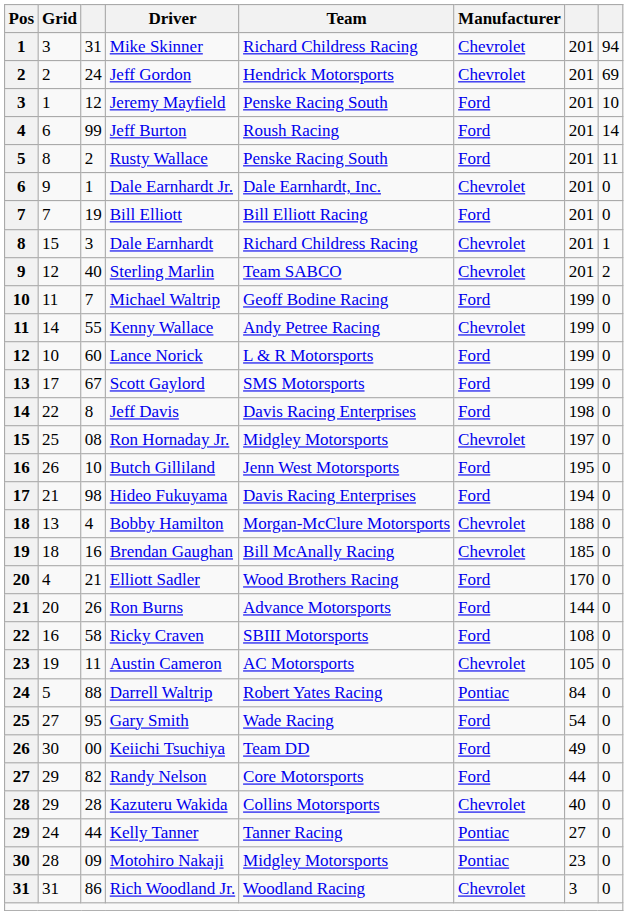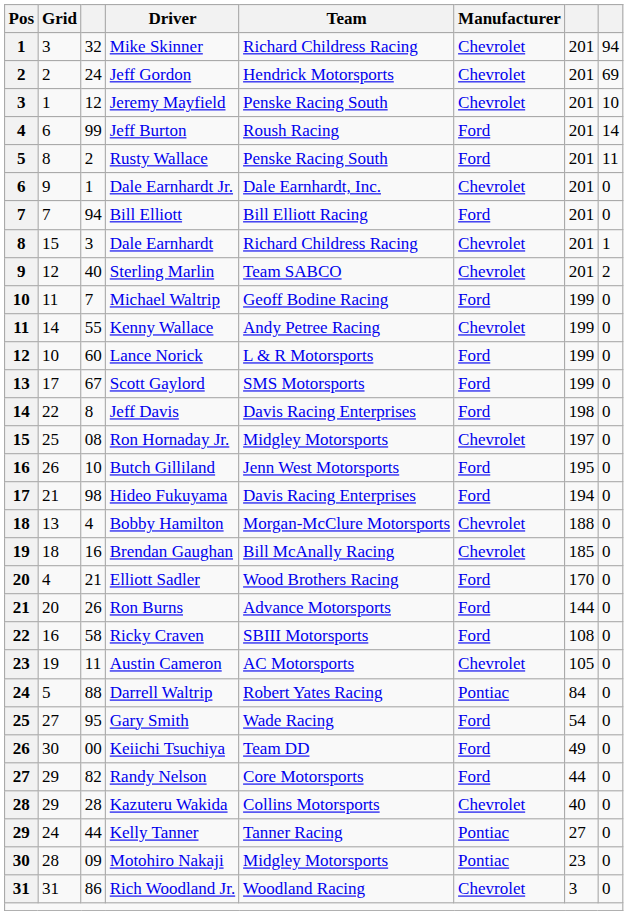(93, 46) 31 -> (93, 46) 32
(474, 102) Ford -> (492, 102) Chevrolet
(93, 215) 19 -> (93, 215) 94
